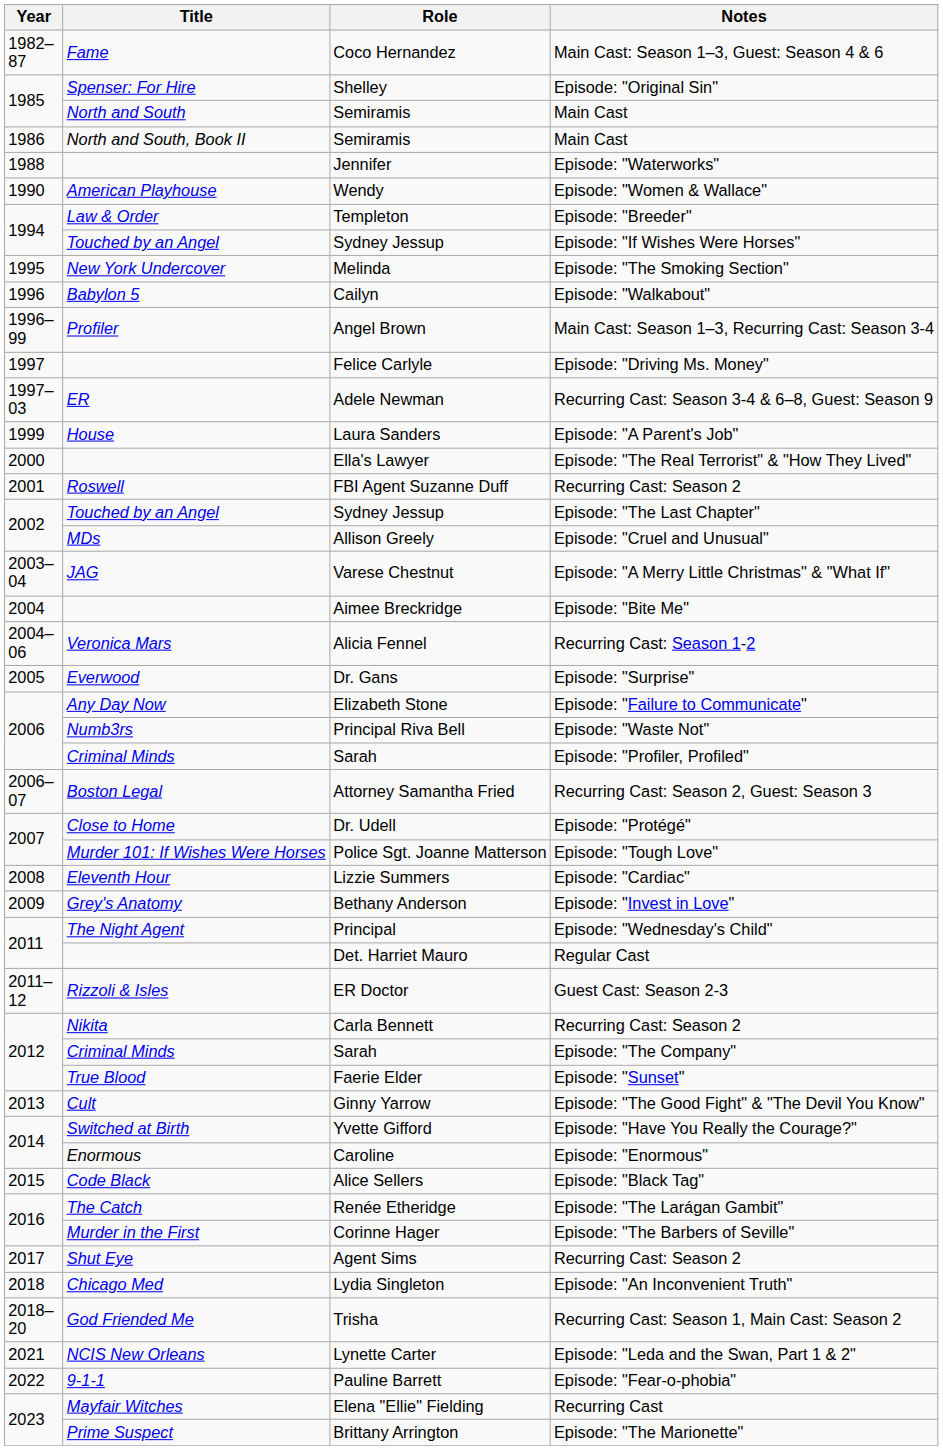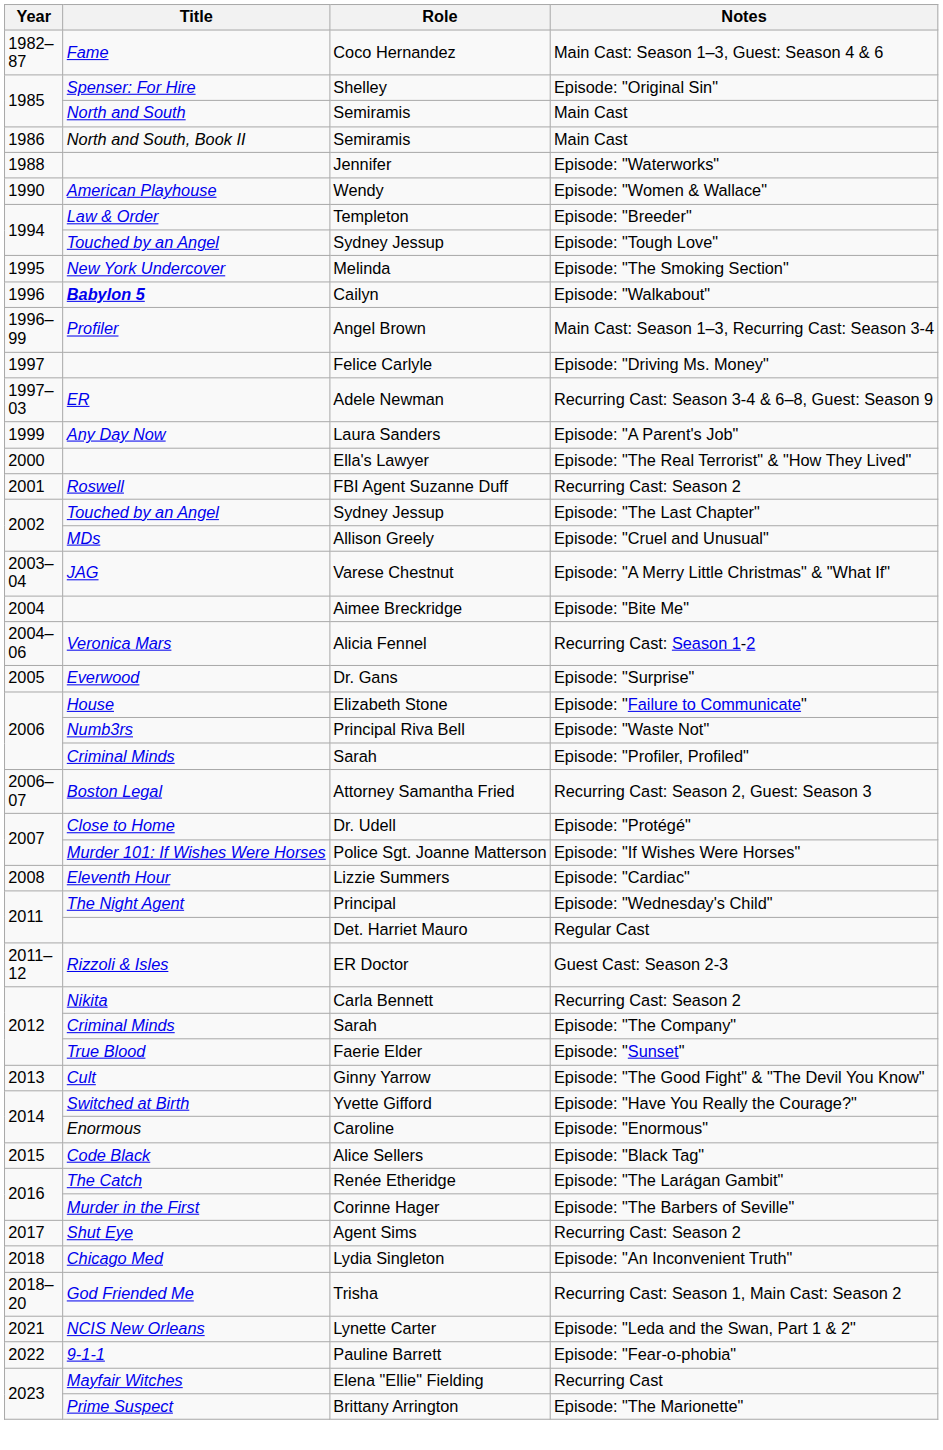(677, 242) Episode: "If Wishes Were Horses" -> (636, 242) Episode: "Tough Love"
(103, 294) normal -> (106, 294) bold
(90, 434) House -> (116, 434) Any Day Now
(116, 704) Any Day Now -> (90, 704) House
(636, 852) Episode: "Tough Love" -> (677, 852) Episode: "If Wishes Were Horses"
- row: (26, 904)
